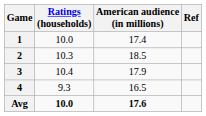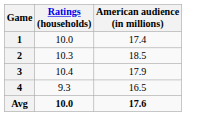- column: (191, 18)
